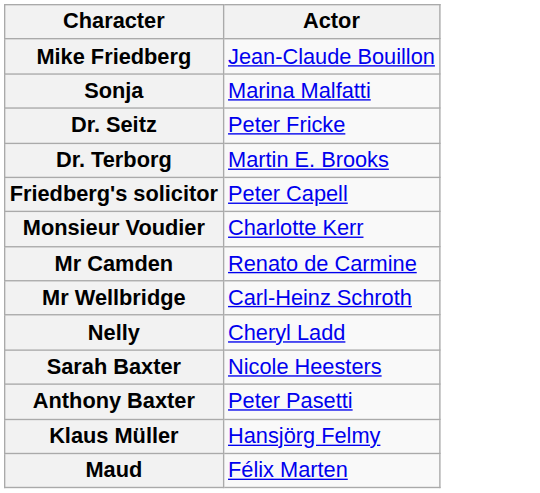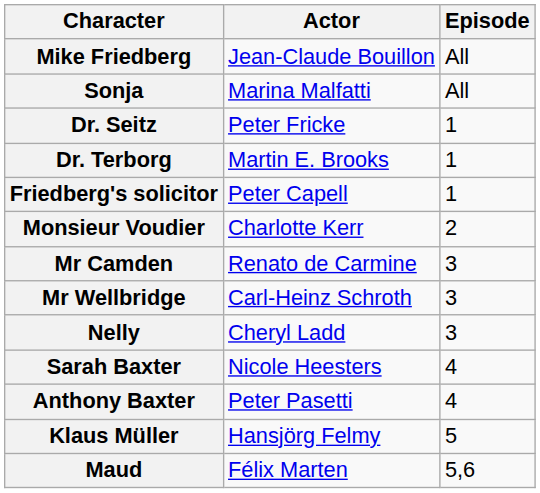+ column: (487, 21)
